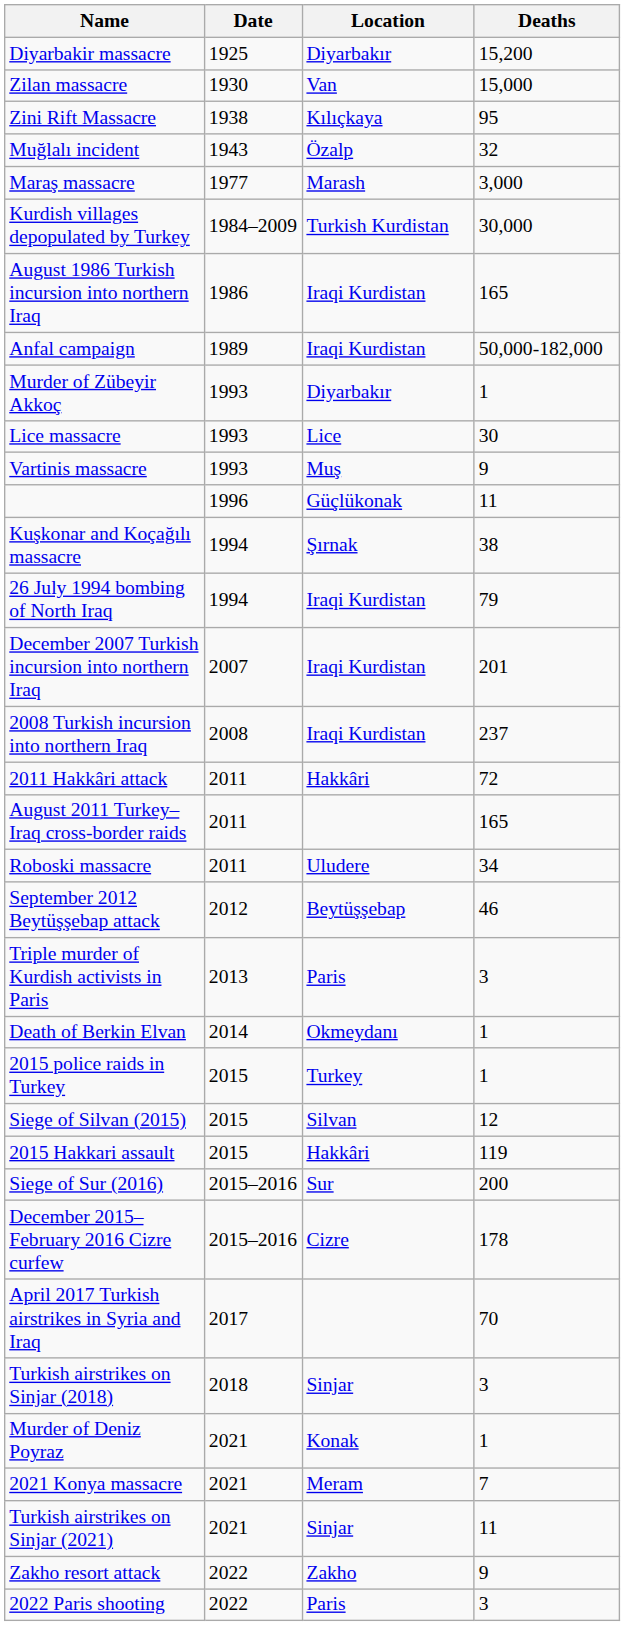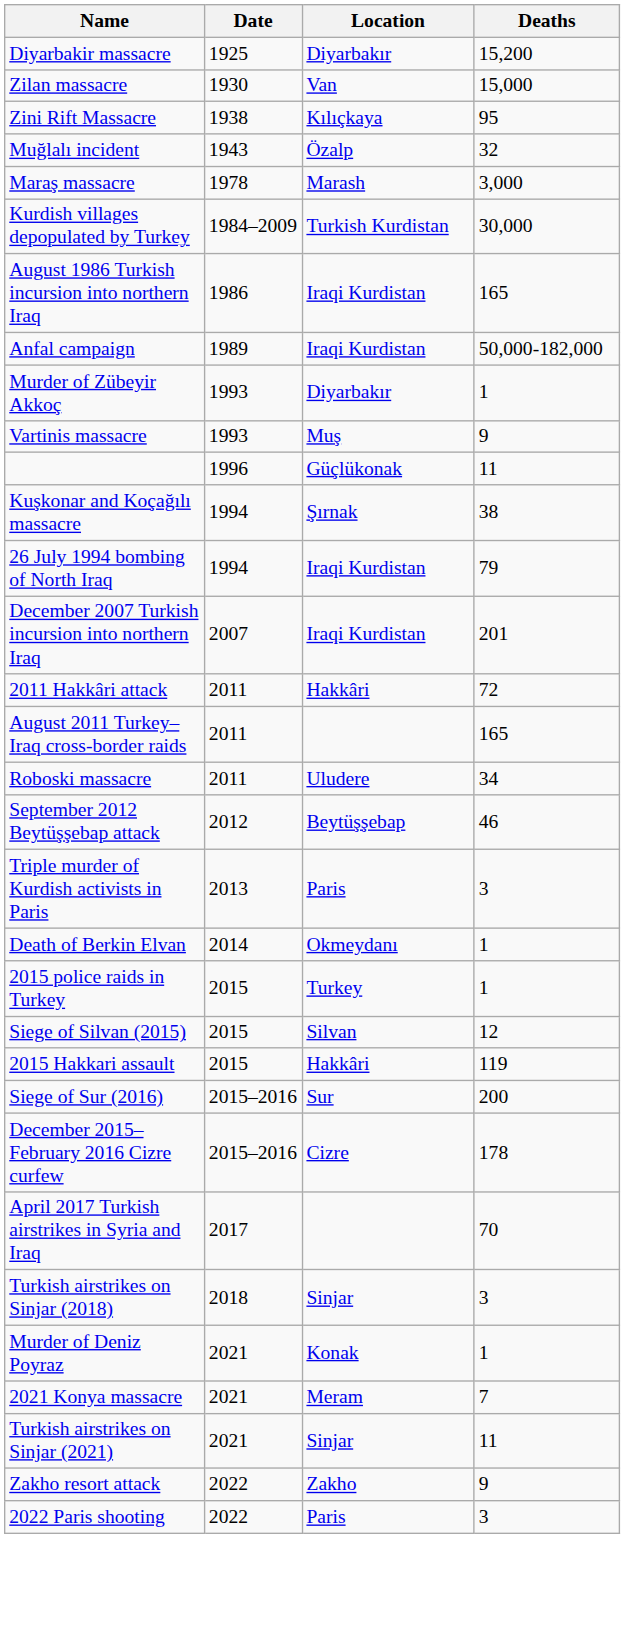(228, 182) 1977 -> (228, 182) 1978
- row: (65, 436)
- row: (100, 734)
